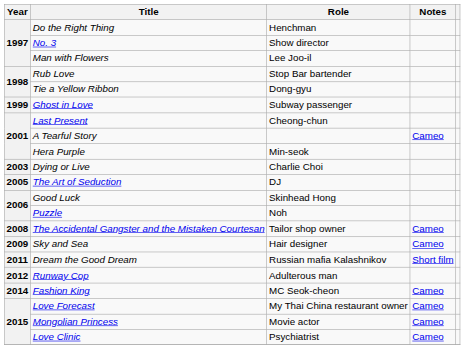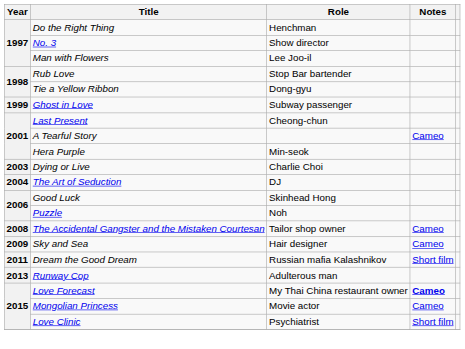(17, 182) 2005 -> (17, 182) 2004
(17, 275) 2012 -> (17, 275) 2013
- row: (61, 290)
(428, 306) normal -> (429, 290) bold
(428, 337) Cameo -> (433, 321) Short film
